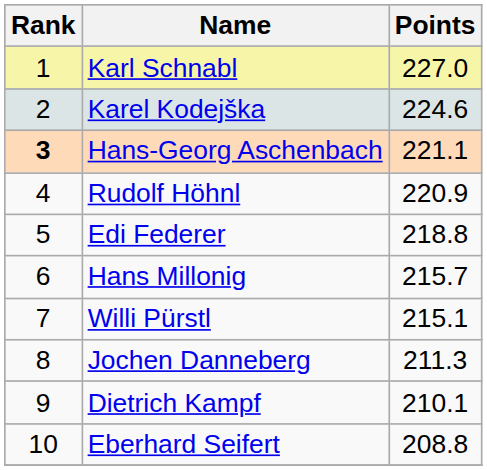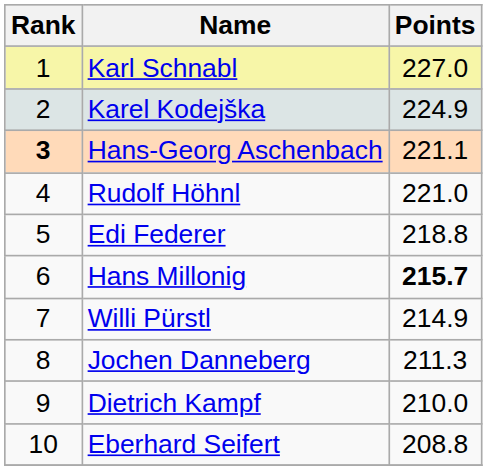(435, 109) 224.6 -> (435, 109) 224.9
(435, 192) 220.9 -> (435, 192) 221.0
(435, 276) normal -> (435, 276) bold
(435, 318) 215.1 -> (435, 318) 214.9
(435, 402) 210.1 -> (435, 402) 210.0
